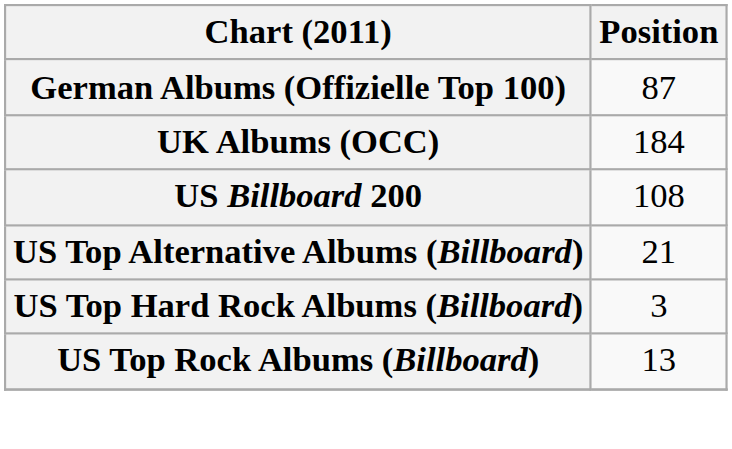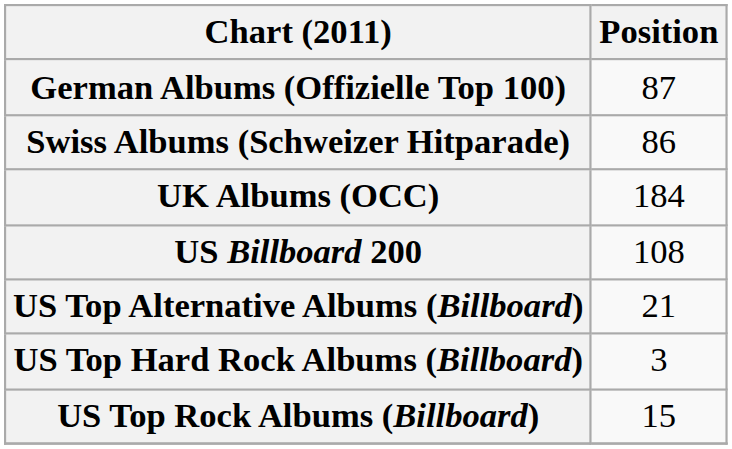+ row: (298, 141)
(659, 360) 13 -> (659, 415) 15
